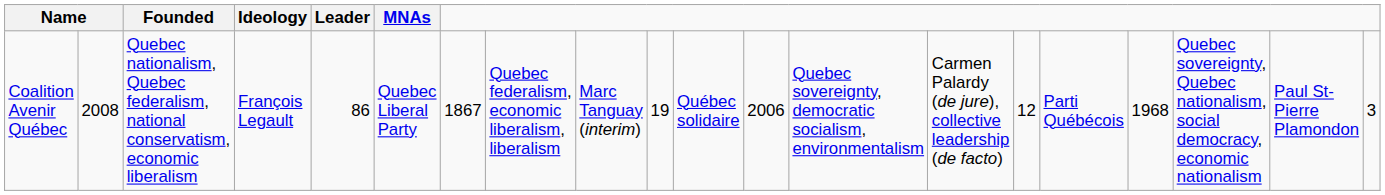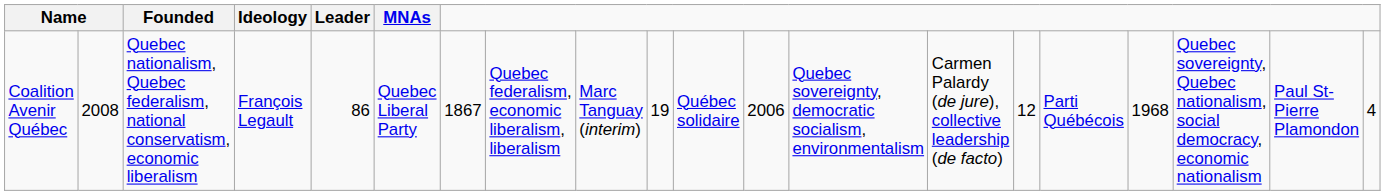(1372, 110) 3 -> (1372, 110) 4
